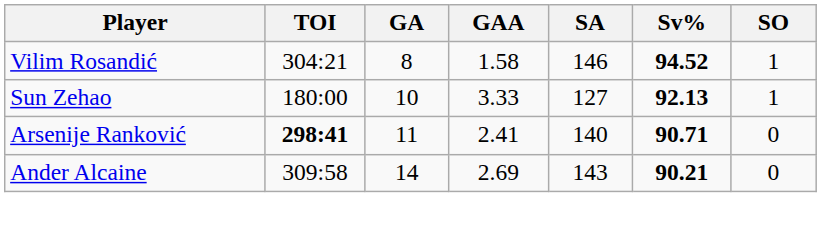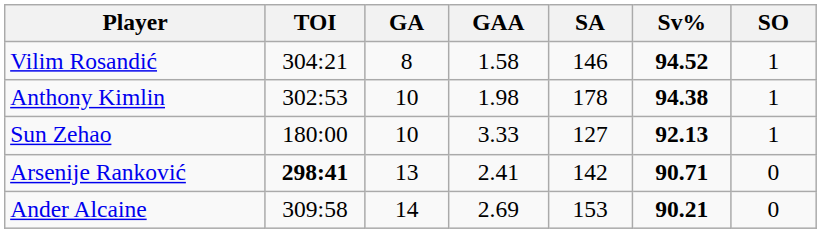+ row: (88, 97)
(407, 135) 11 -> (407, 172) 13
(590, 135) 140 -> (590, 172) 142
(590, 172) 143 -> (590, 209) 153
